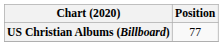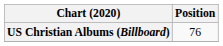(195, 32) 77 -> (195, 32) 76
